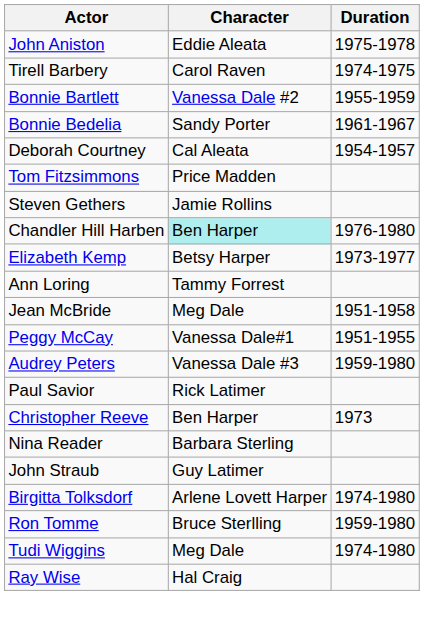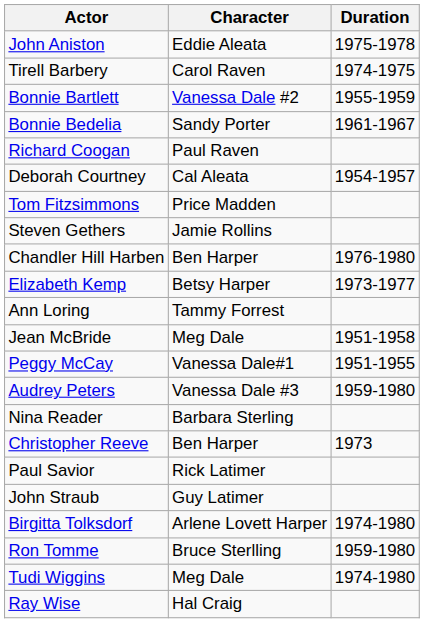+ row: (69, 151)
(215, 230) paleturquoise background -> (215, 257) no background
rows swapped: (56, 444) <-> (51, 390)
